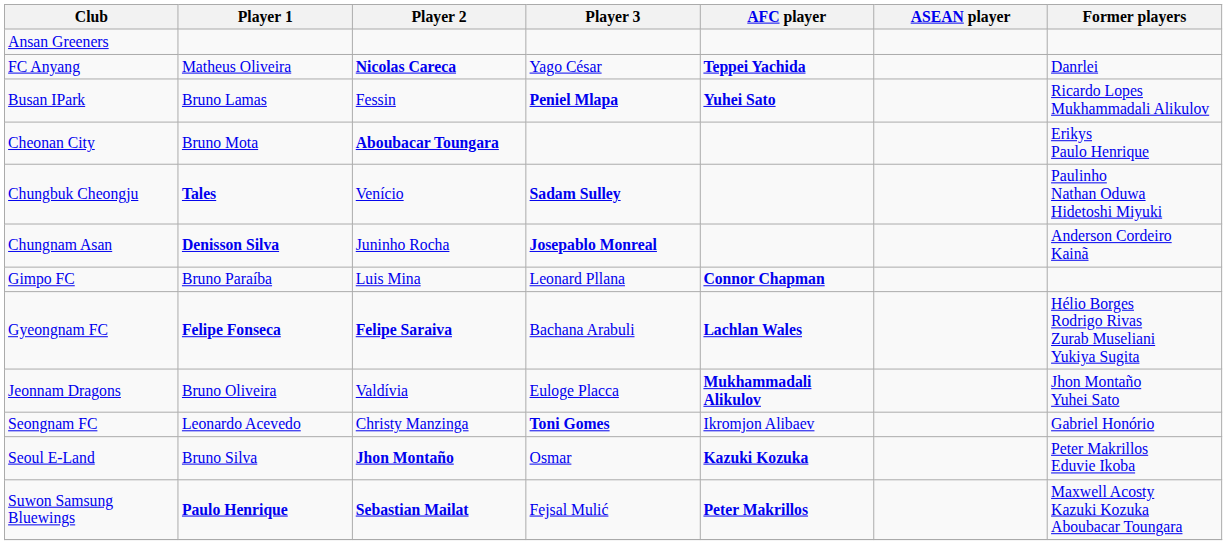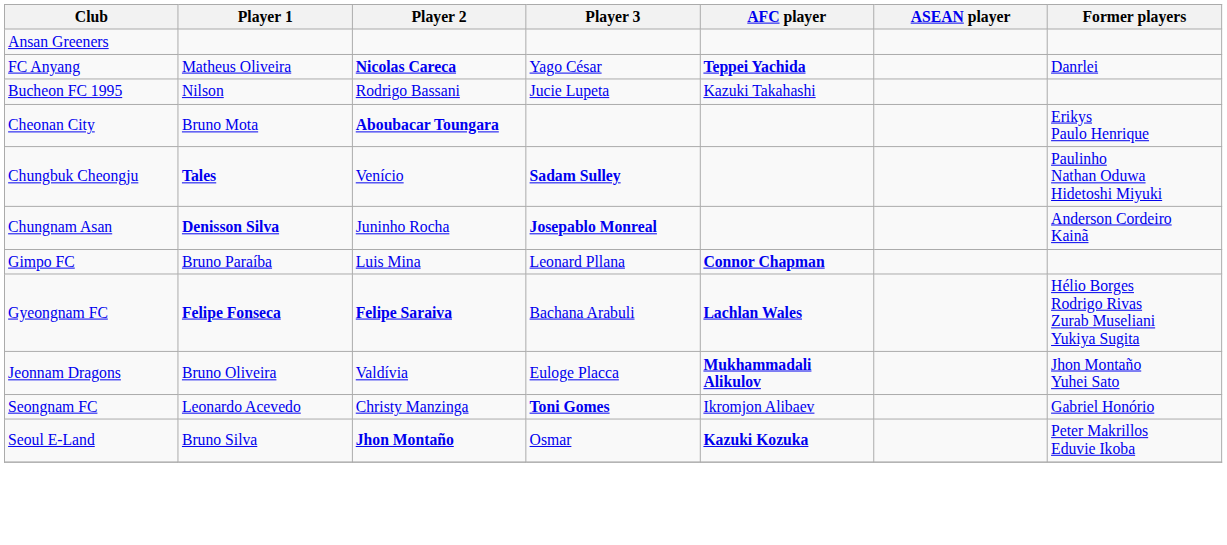+ row: (65, 91)
- row: (47, 100)
- row: (61, 509)
